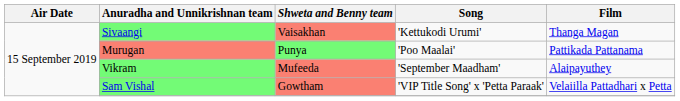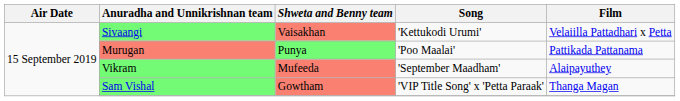(584, 31) Thanga Magan -> (610, 31) Velaiilla Pattadhari x Petta
(610, 86) Velaiilla Pattadhari x Petta -> (584, 86) Thanga Magan
